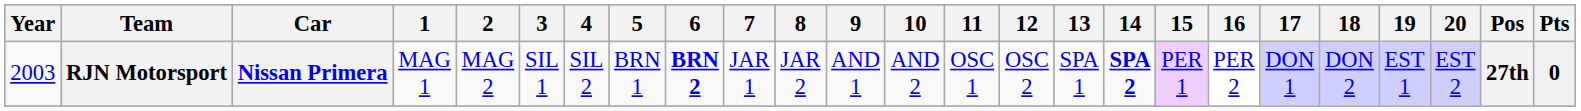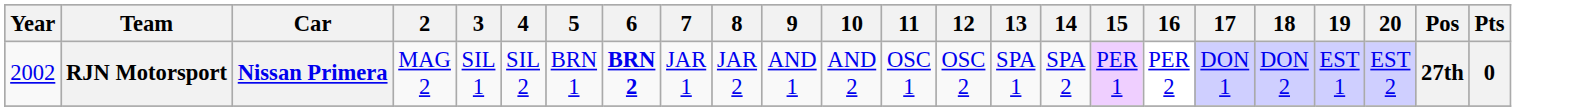- column: (425, 22)
(33, 73) 2003 -> (33, 73) 2002
(1130, 73) bold -> (1066, 73) normal
